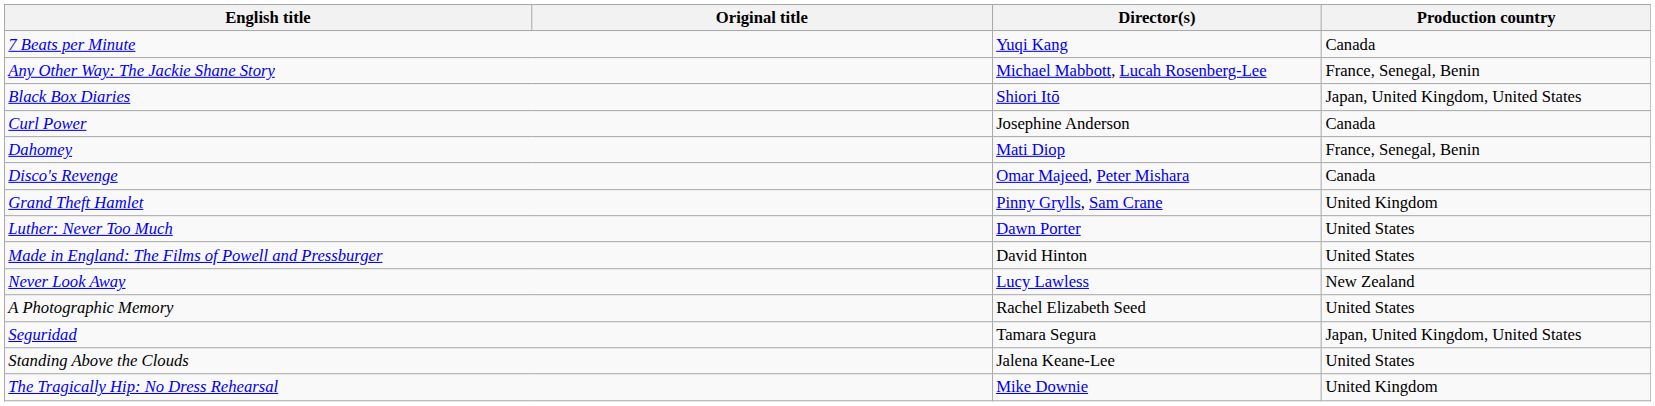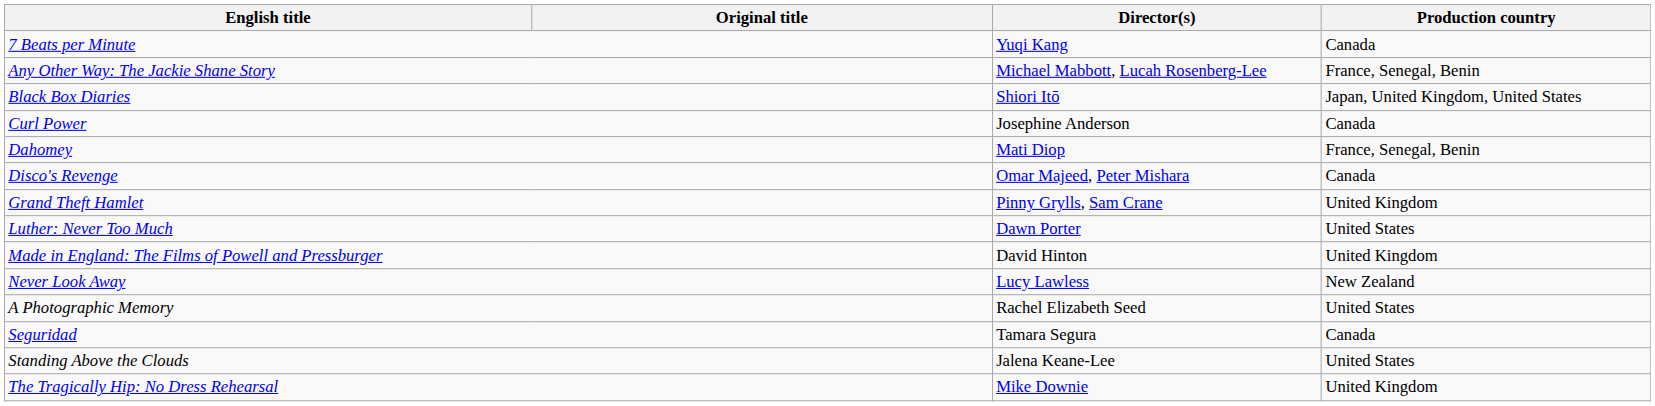(1370, 255) United States -> (1382, 255) United Kingdom
(1453, 334) Japan, United Kingdom, United States -> (1350, 334) Canada
